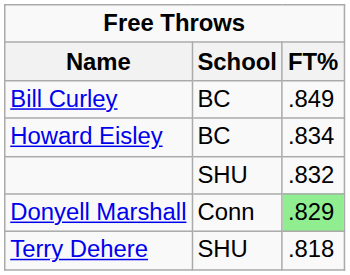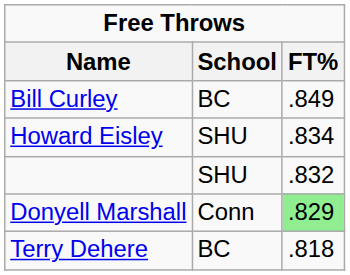(214, 136) BC -> (223, 136) SHU
(223, 250) SHU -> (214, 250) BC
